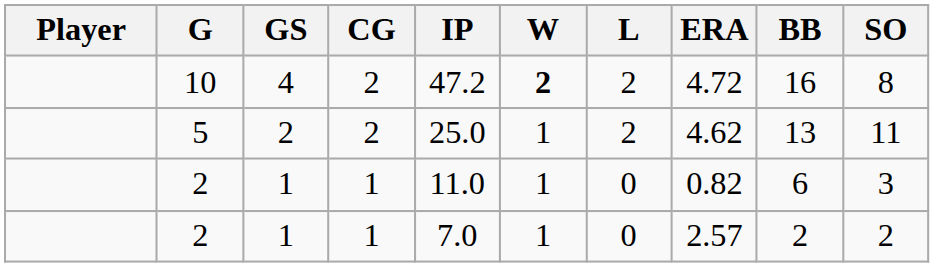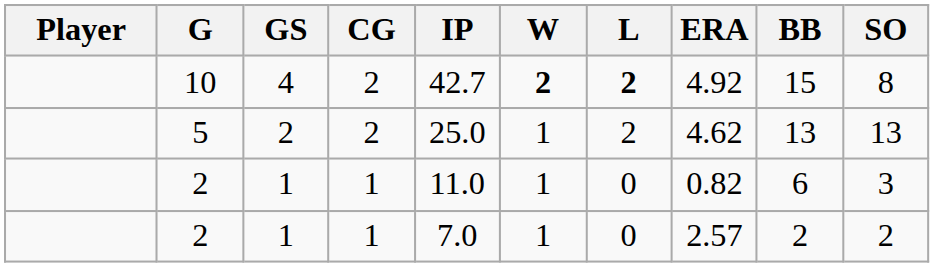(457, 81) 47.2 -> (457, 81) 42.7
(629, 81) normal -> (629, 81) bold
(714, 81) 4.72 -> (714, 81) 4.92
(800, 81) 16 -> (800, 81) 15
(886, 132) 11 -> (886, 132) 13
